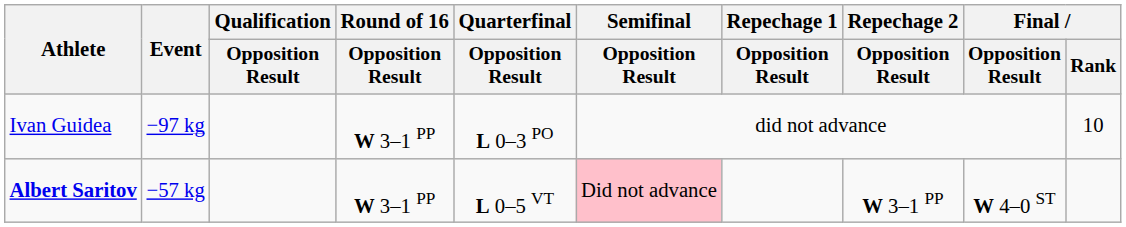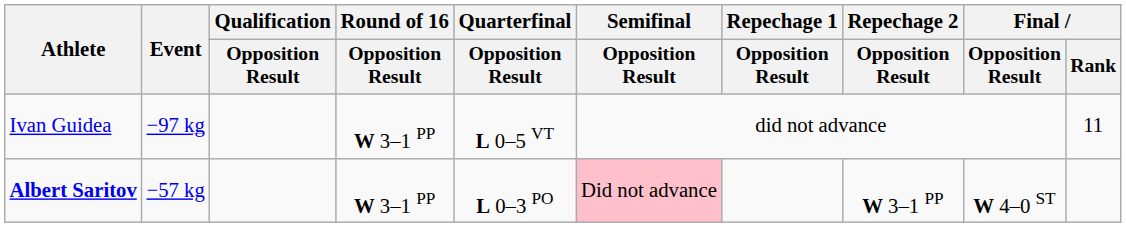(515, 138) L 0–3 PO -> (515, 138) L 0–5 VT
(1093, 126) 10 -> (1093, 126) 11
(515, 202) L 0–5 VT -> (515, 202) L 0–3 PO
